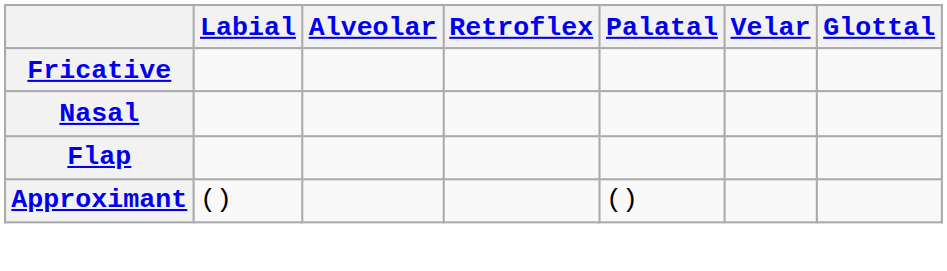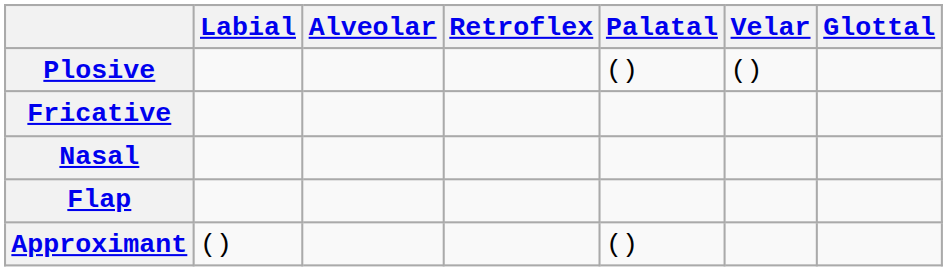+ row: (99, 70)
